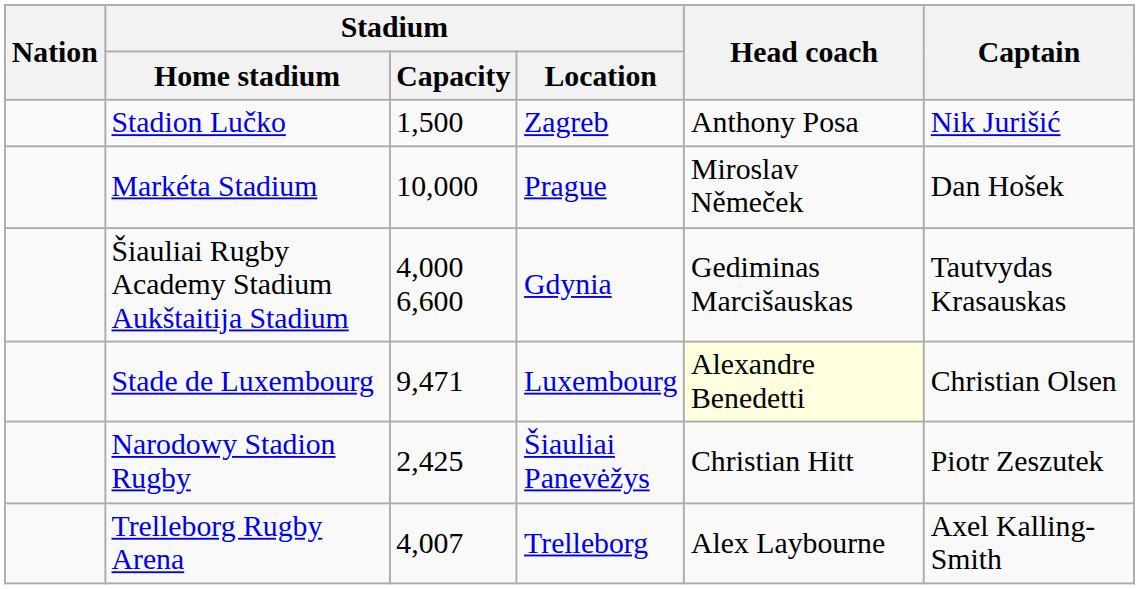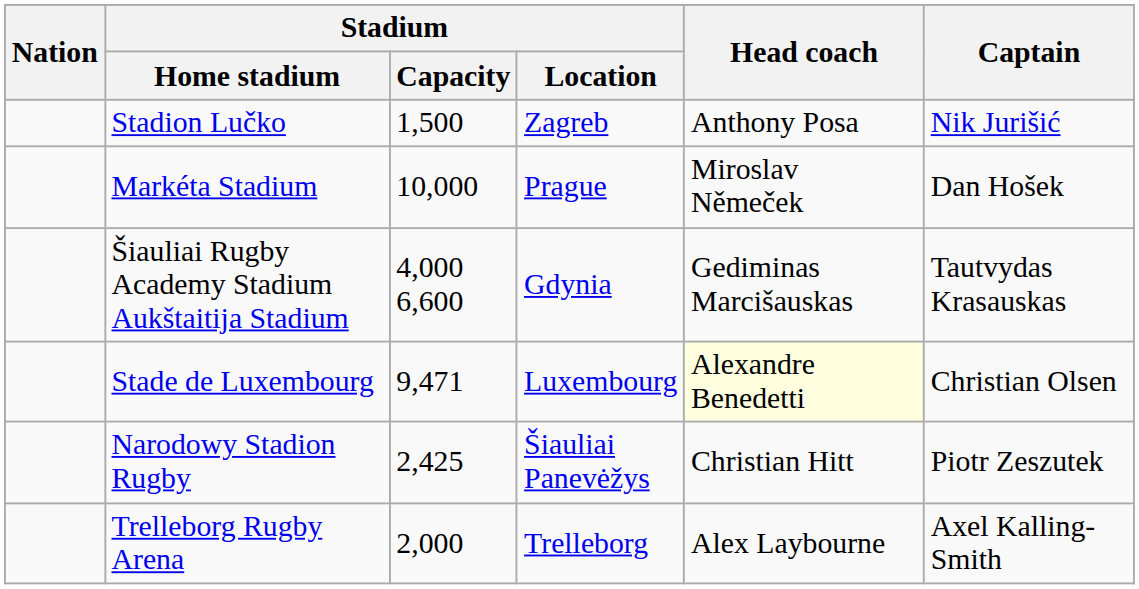(430, 542) 4,007 -> (430, 542) 2,000
